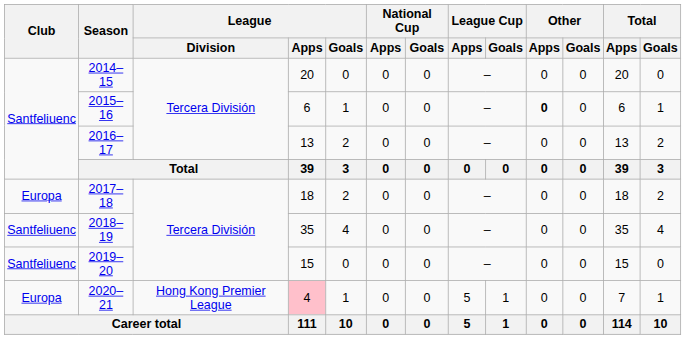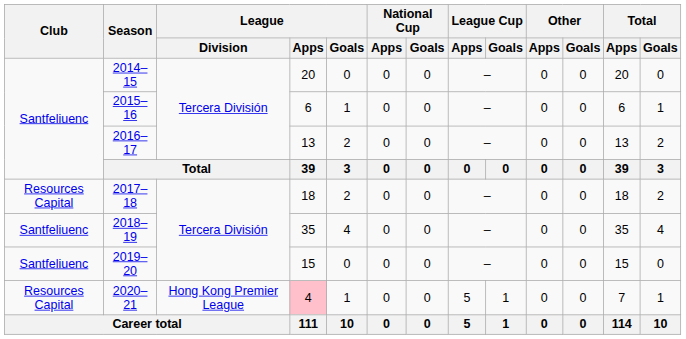(544, 108) bold -> (544, 108) normal
(42, 196) Europa -> (54, 196) Resources Capital
(42, 297) Europa -> (54, 297) Resources Capital
